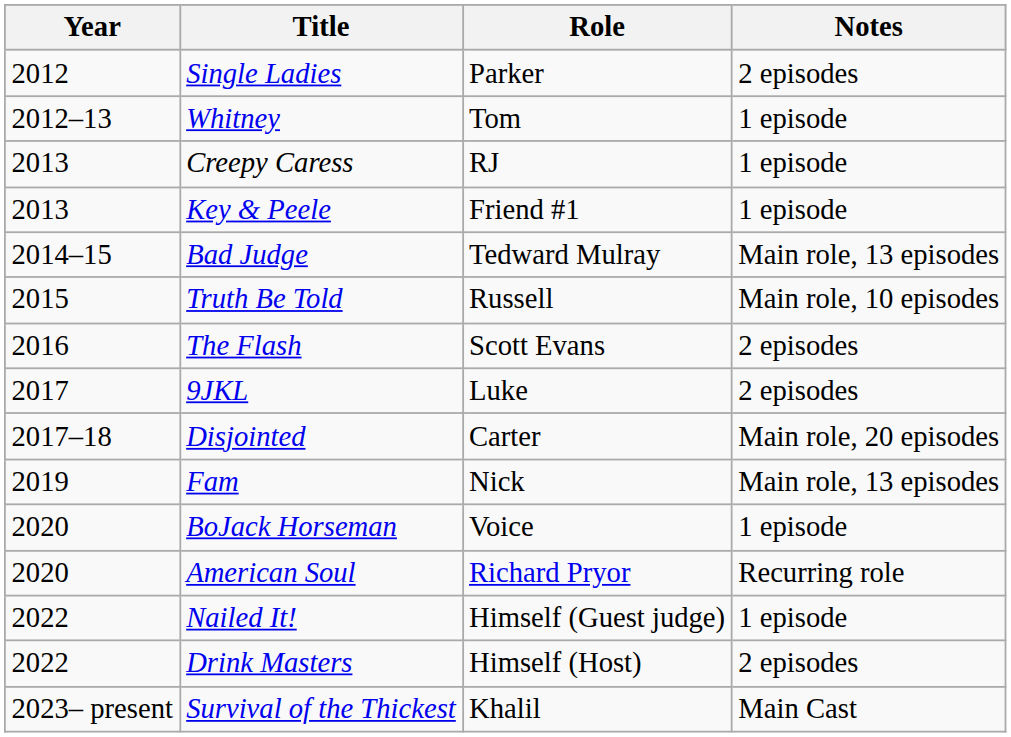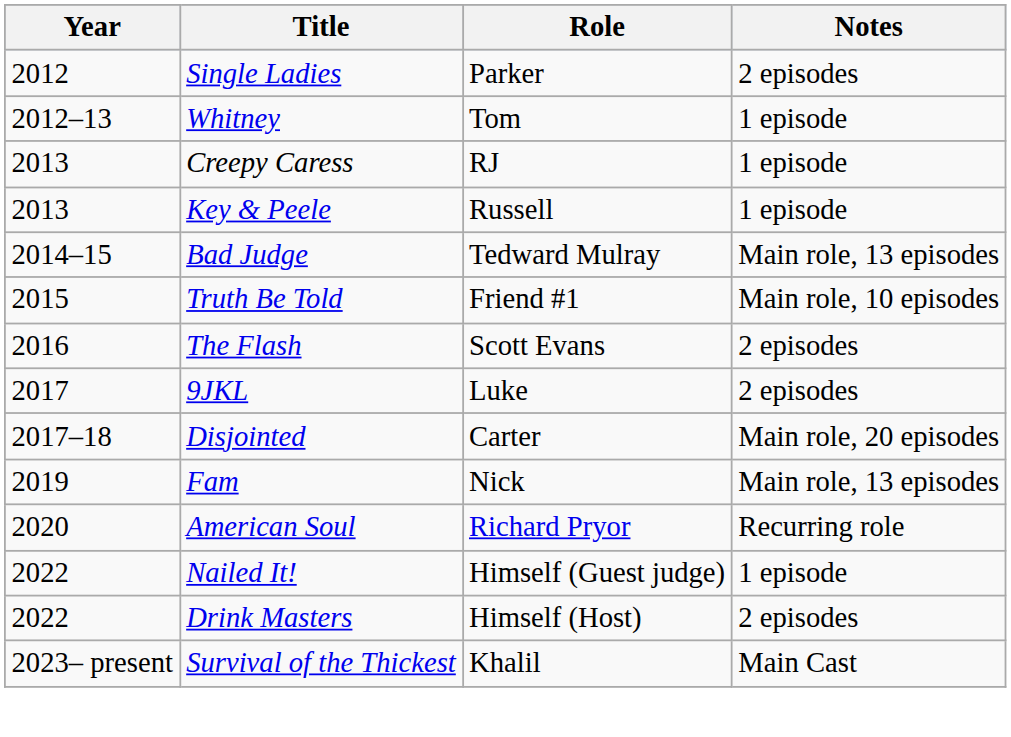(524, 208) Friend #1 -> (511, 208) Russell
(511, 299) Russell -> (524, 299) Friend #1
- row: (292, 526)
